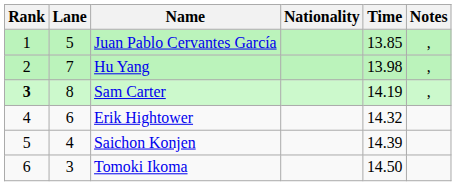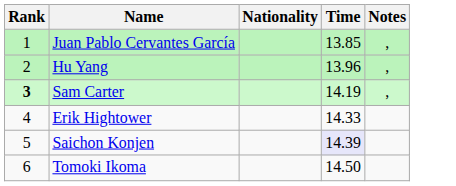- column: (70, 17)
(385, 67) 13.98 -> (343, 67) 13.96
(385, 117) 14.32 -> (343, 117) 14.33
(385, 142) no background -> (343, 142) lavender background
